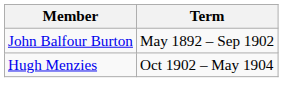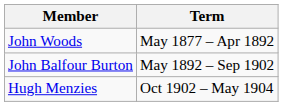+ row: (45, 40)
